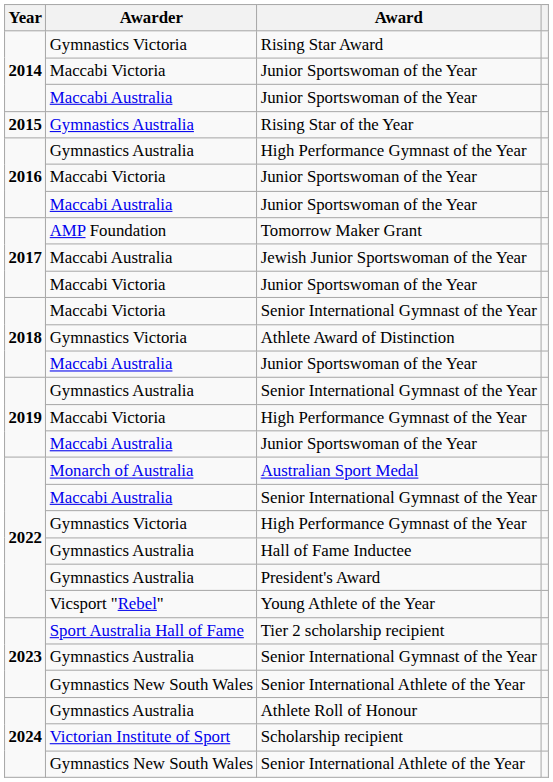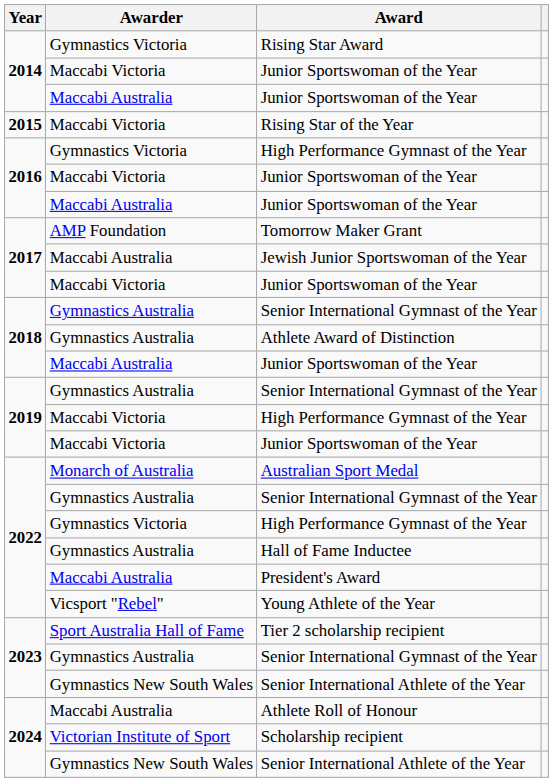(122, 124) Gymnastics Australia -> (108, 124) Maccabi Victoria
(122, 151) Gymnastics Australia -> (118, 151) Gymnastics Victoria
(108, 310) Maccabi Victoria -> (122, 310) Gymnastics Australia
(118, 337) Gymnastics Victoria -> (122, 337) Gymnastics Australia
(111, 444) Maccabi Australia -> (108, 444) Maccabi Victoria
(111, 497) Maccabi Australia -> (122, 497) Gymnastics Australia
(122, 577) Gymnastics Australia -> (111, 577) Maccabi Australia
(122, 710) Gymnastics Australia -> (111, 710) Maccabi Australia
